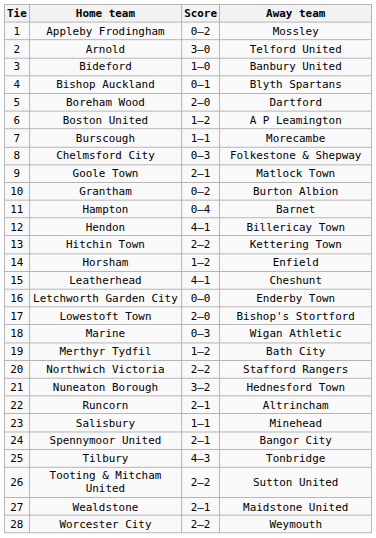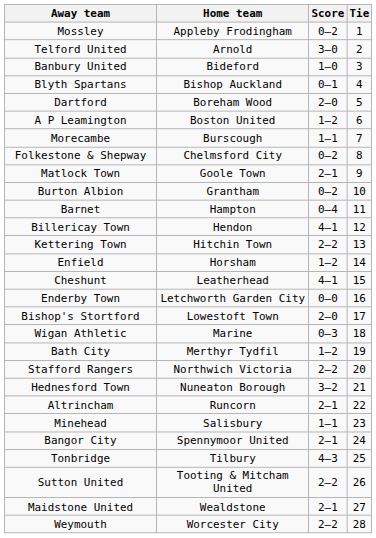columns swapped: (17, 13) <-> (296, 13)
(201, 156) 0–3 -> (328, 156) 0–2
